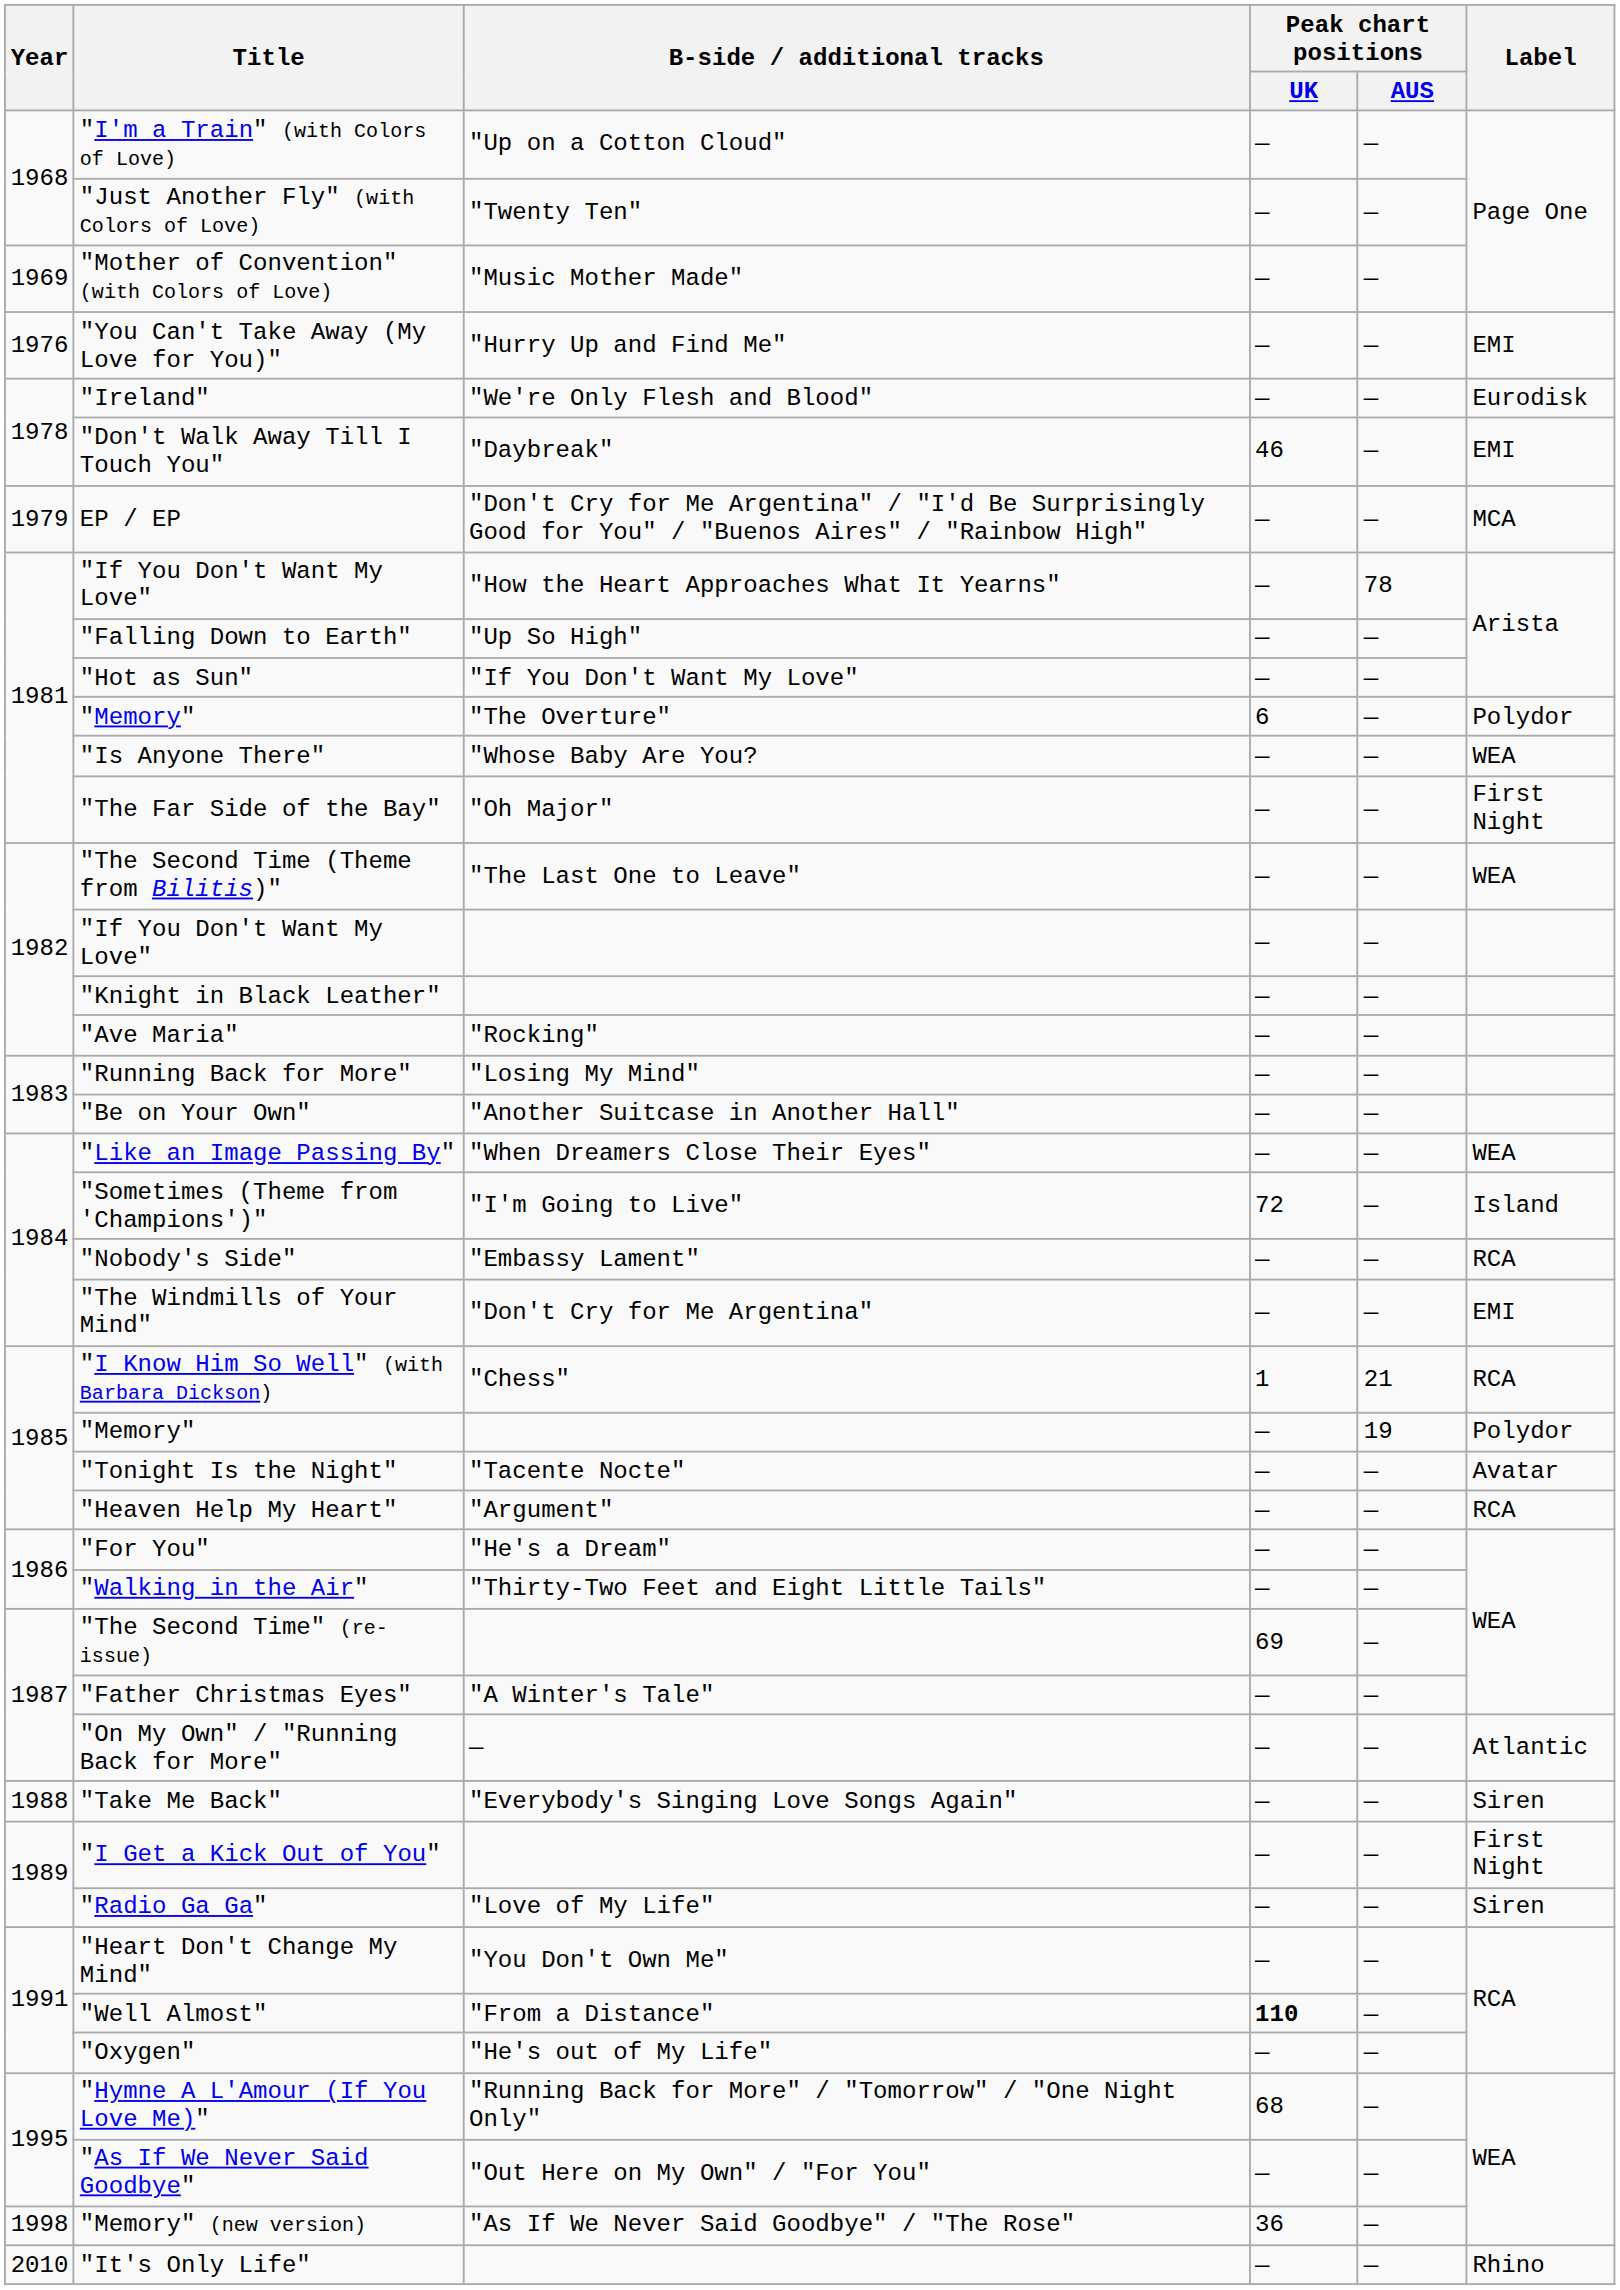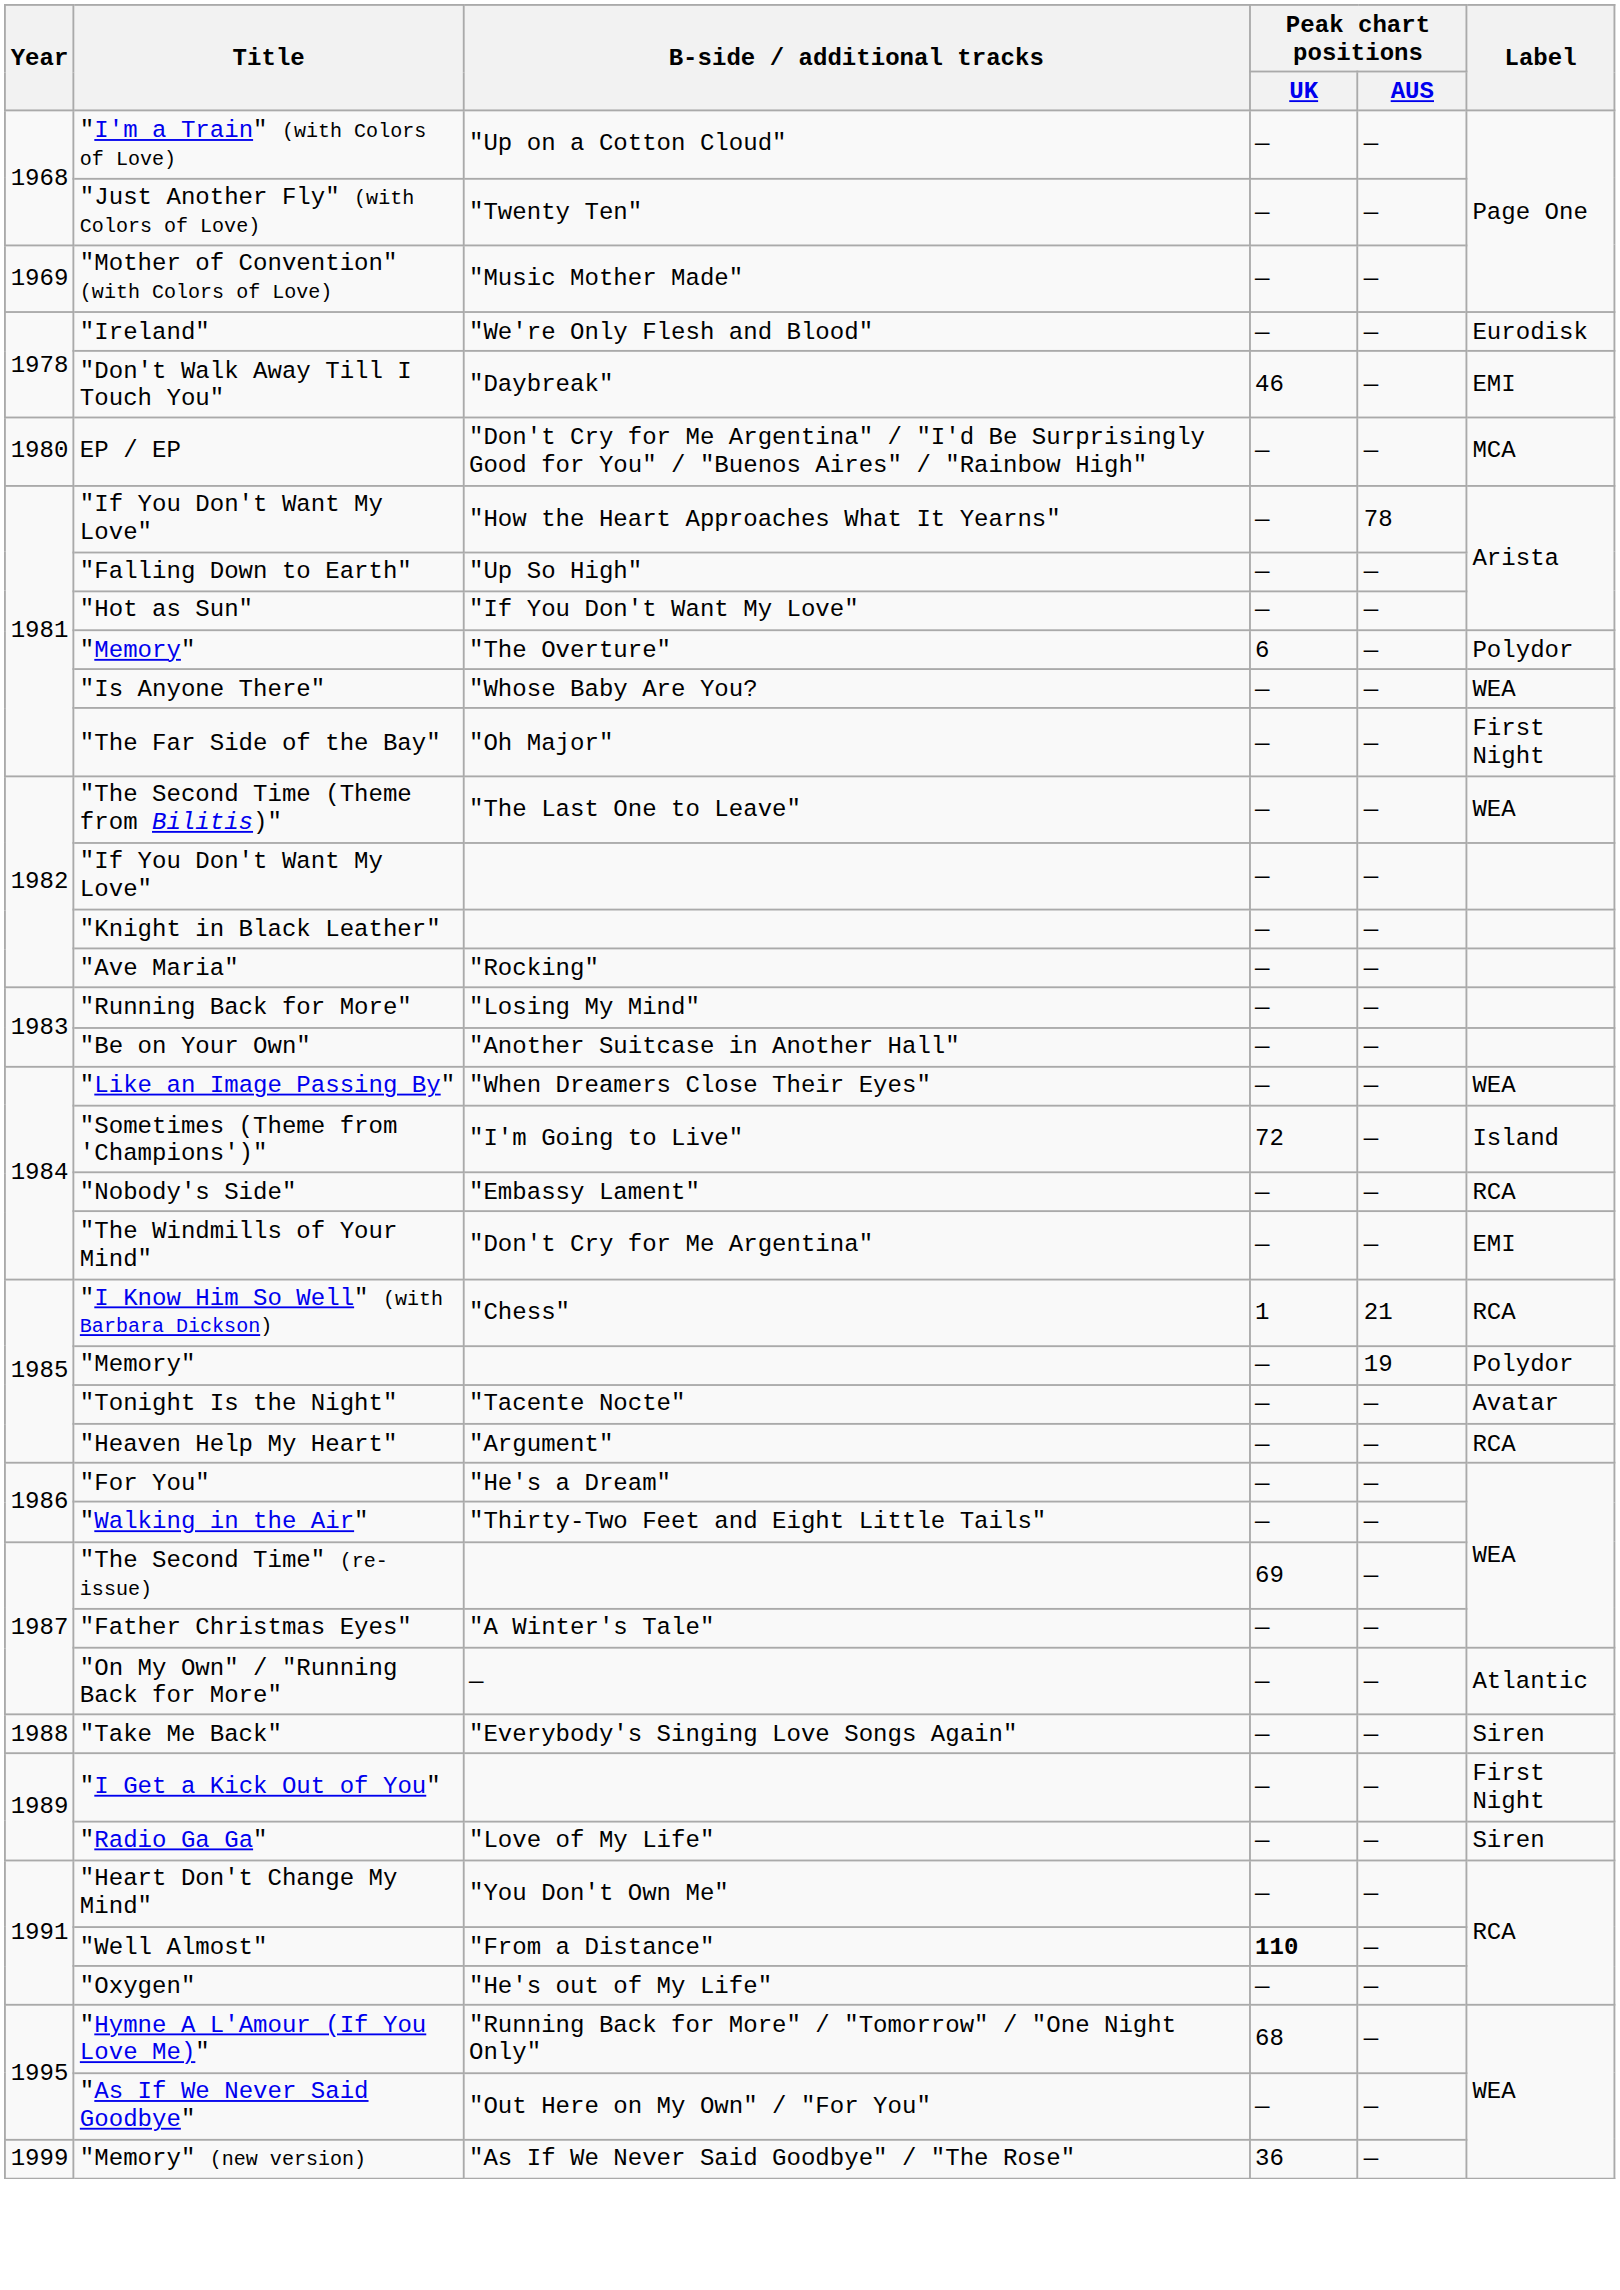- row: (253, 345)
(40, 518) 1979 -> (40, 452) 1980
(40, 2226) 1998 -> (40, 2159) 1999
- row: (195, 2265)
